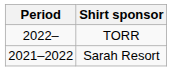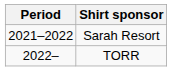rows swapped: (121, 55) <-> (121, 35)
